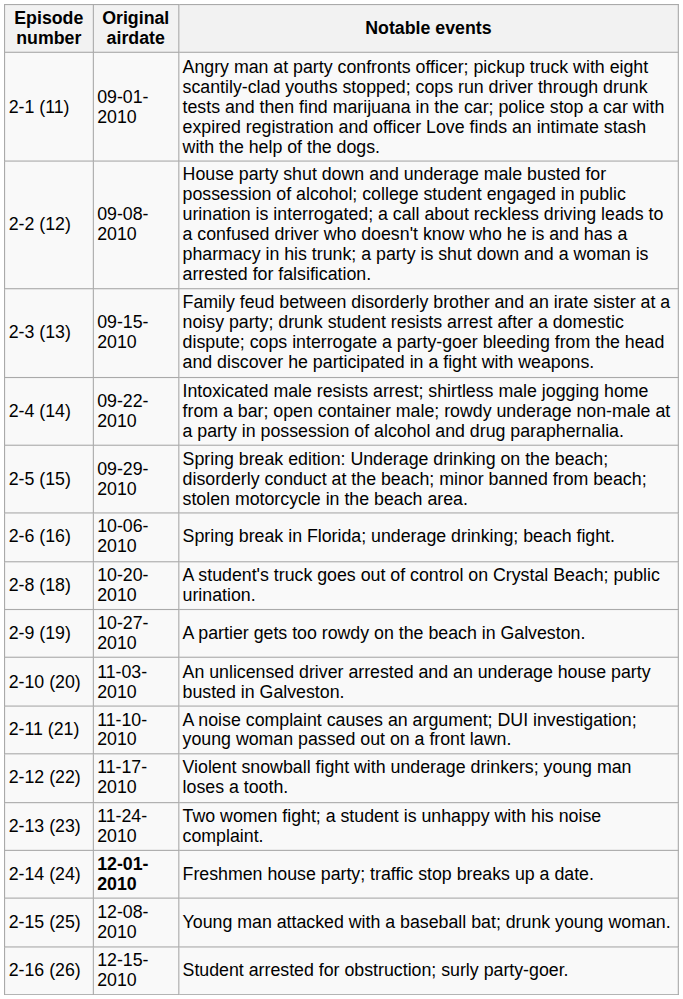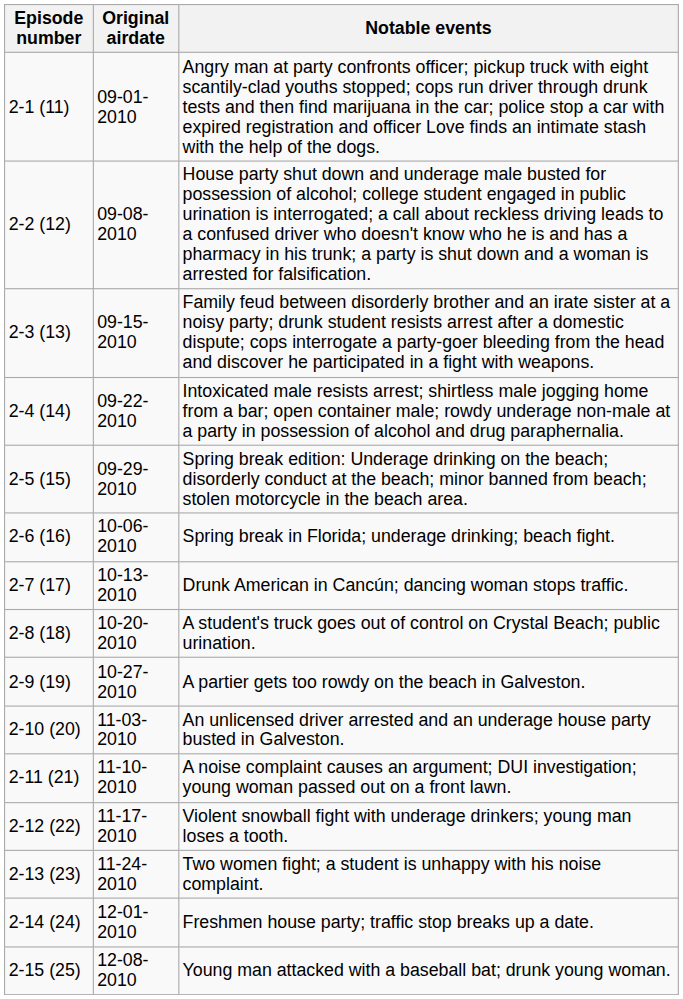+ row: (405, 585)
(123, 874) bold -> (123, 922) normal
- row: (376, 970)
